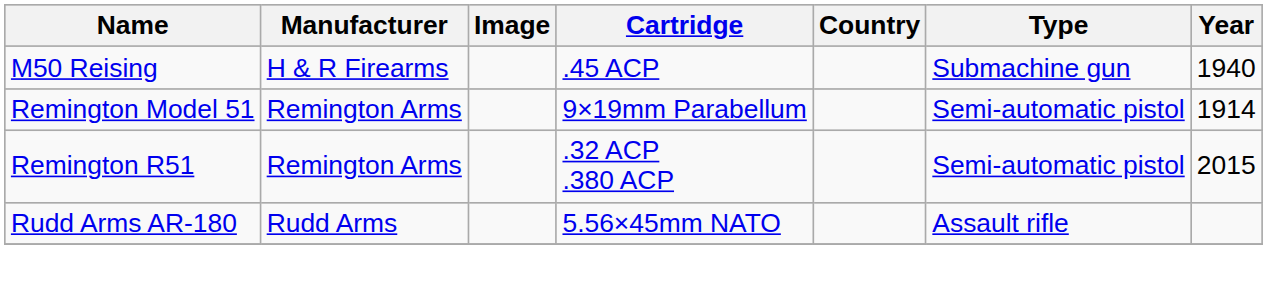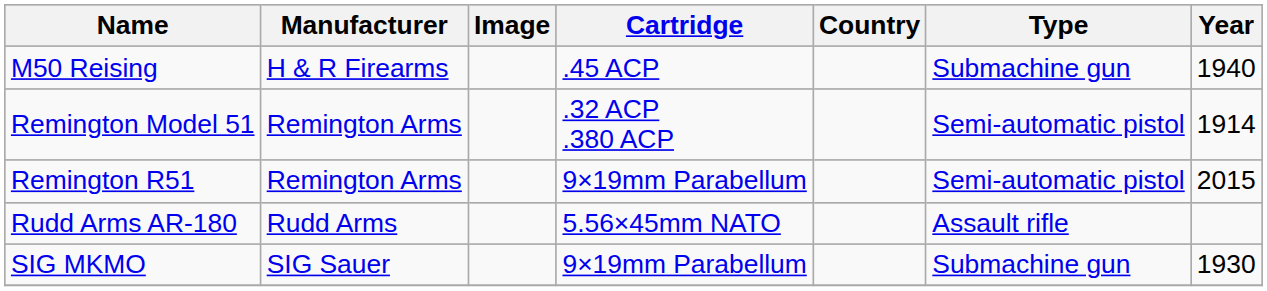(685, 109) 9×19mm Parabellum -> (618, 124) .32 ACP .380 ACP
(618, 165) .32 ACP .380 ACP -> (685, 180) 9×19mm Parabellum
+ row: (78, 264)
